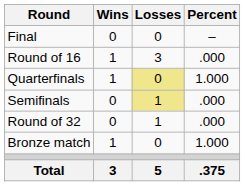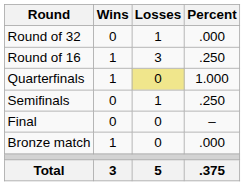rows swapped: (44, 121) <-> (22, 36)
(212, 57) .000 -> (212, 57) .250
(158, 100) khaki background -> (158, 100) no background
(212, 100) .000 -> (212, 100) .250
(212, 143) 1.000 -> (212, 143) .000
